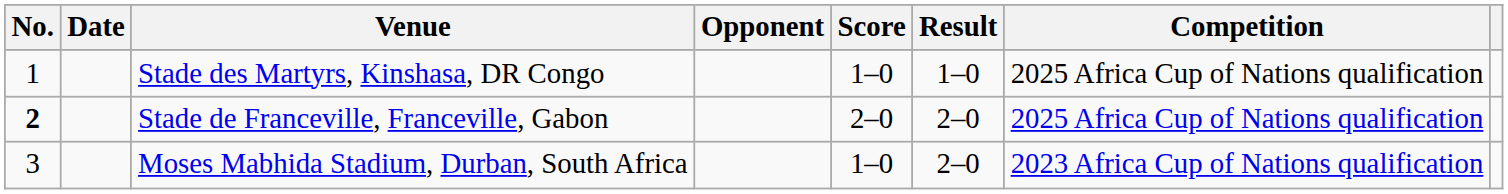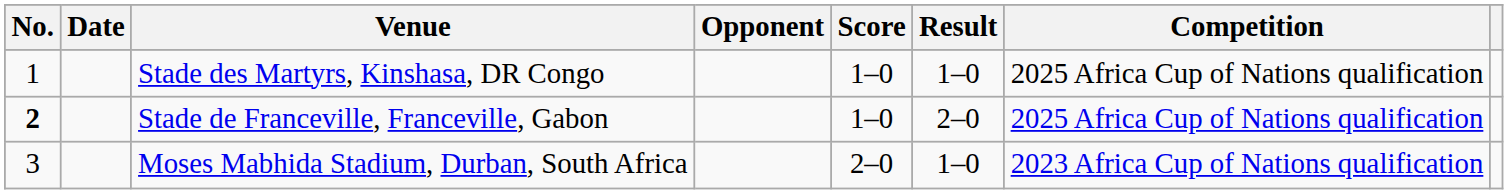(872, 118) 2–0 -> (872, 118) 1–0
(872, 164) 1–0 -> (872, 164) 2–0
(958, 164) 2–0 -> (958, 164) 1–0
